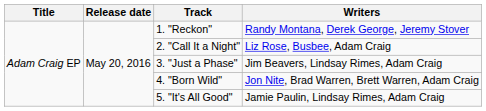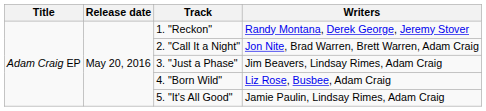(318, 47) Liz Rose, Busbee, Adam Craig -> (362, 47) Jon Nite, Brad Warren, Brett Warren, Adam Craig
(362, 81) Jon Nite, Brad Warren, Brett Warren, Adam Craig -> (318, 81) Liz Rose, Busbee, Adam Craig
